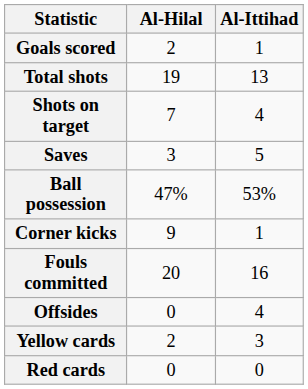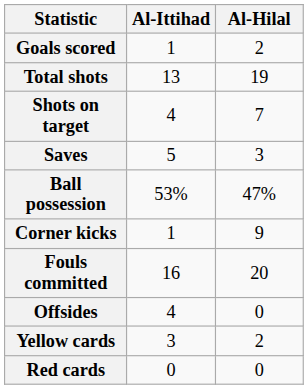columns swapped: (171, 18) <-> (259, 18)
